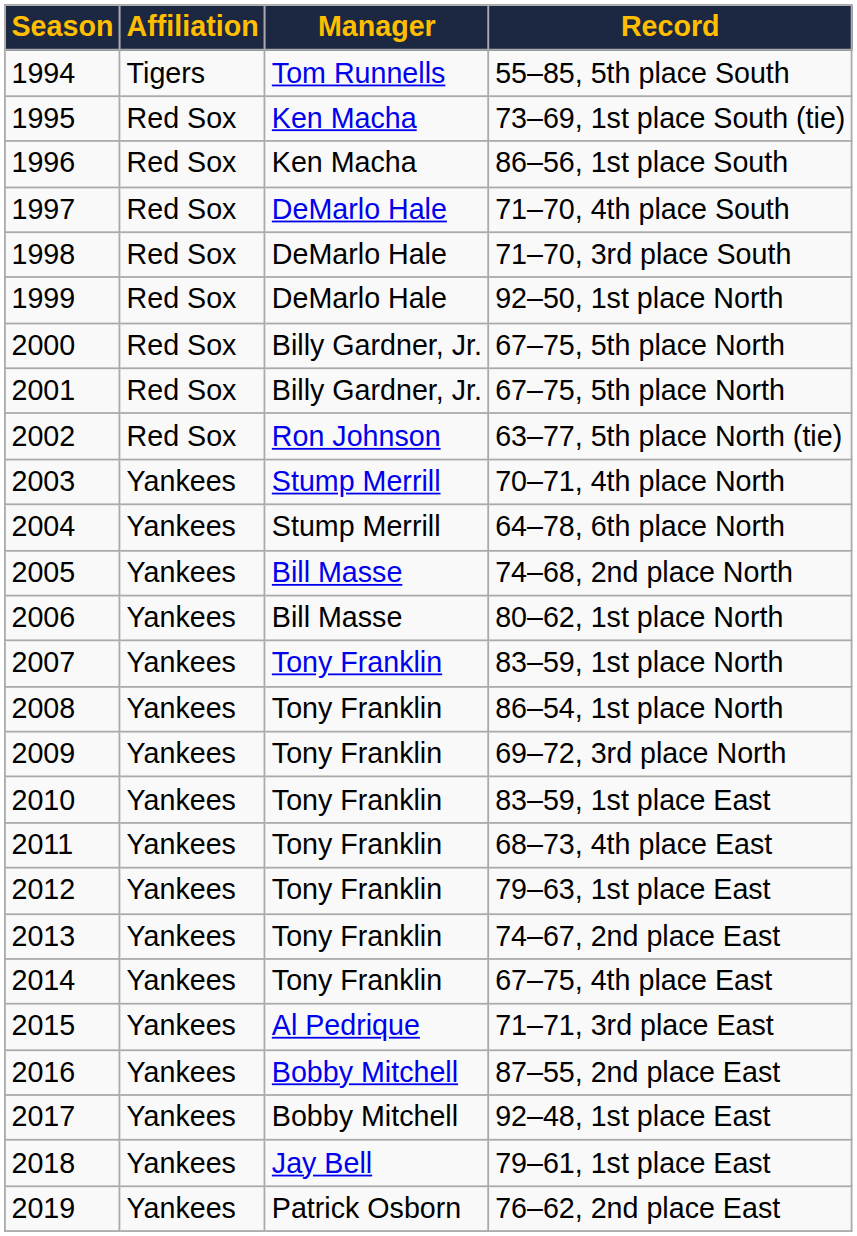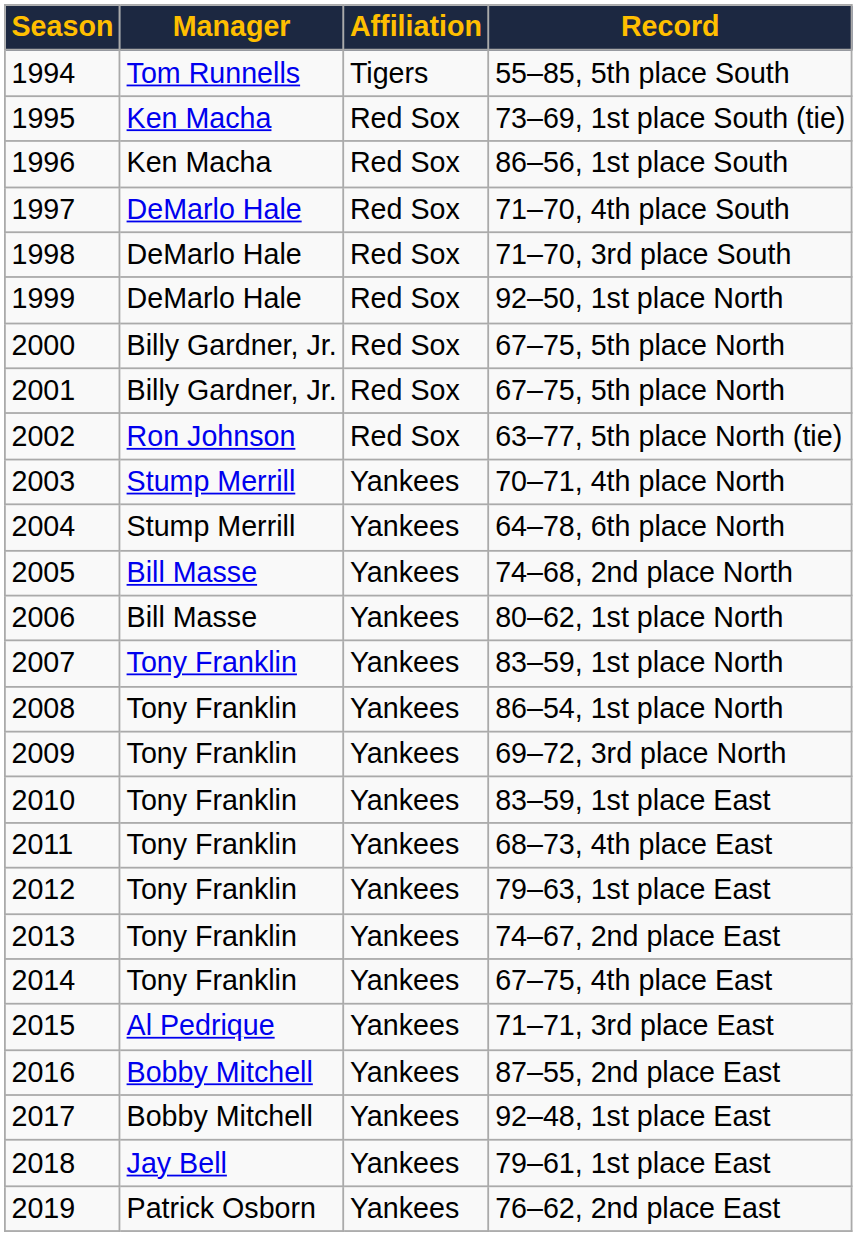columns swapped: (193, 27) <-> (377, 27)
